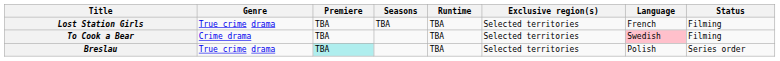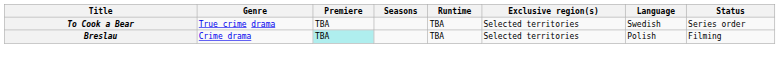- row: (101, 24)
(225, 37) Crime drama -> (237, 24) True crime drama
(644, 37) pink background -> (644, 24) no background
(705, 37) Filming -> (717, 24) Series order
(237, 50) True crime drama -> (225, 37) Crime drama
(717, 50) Series order -> (705, 37) Filming
